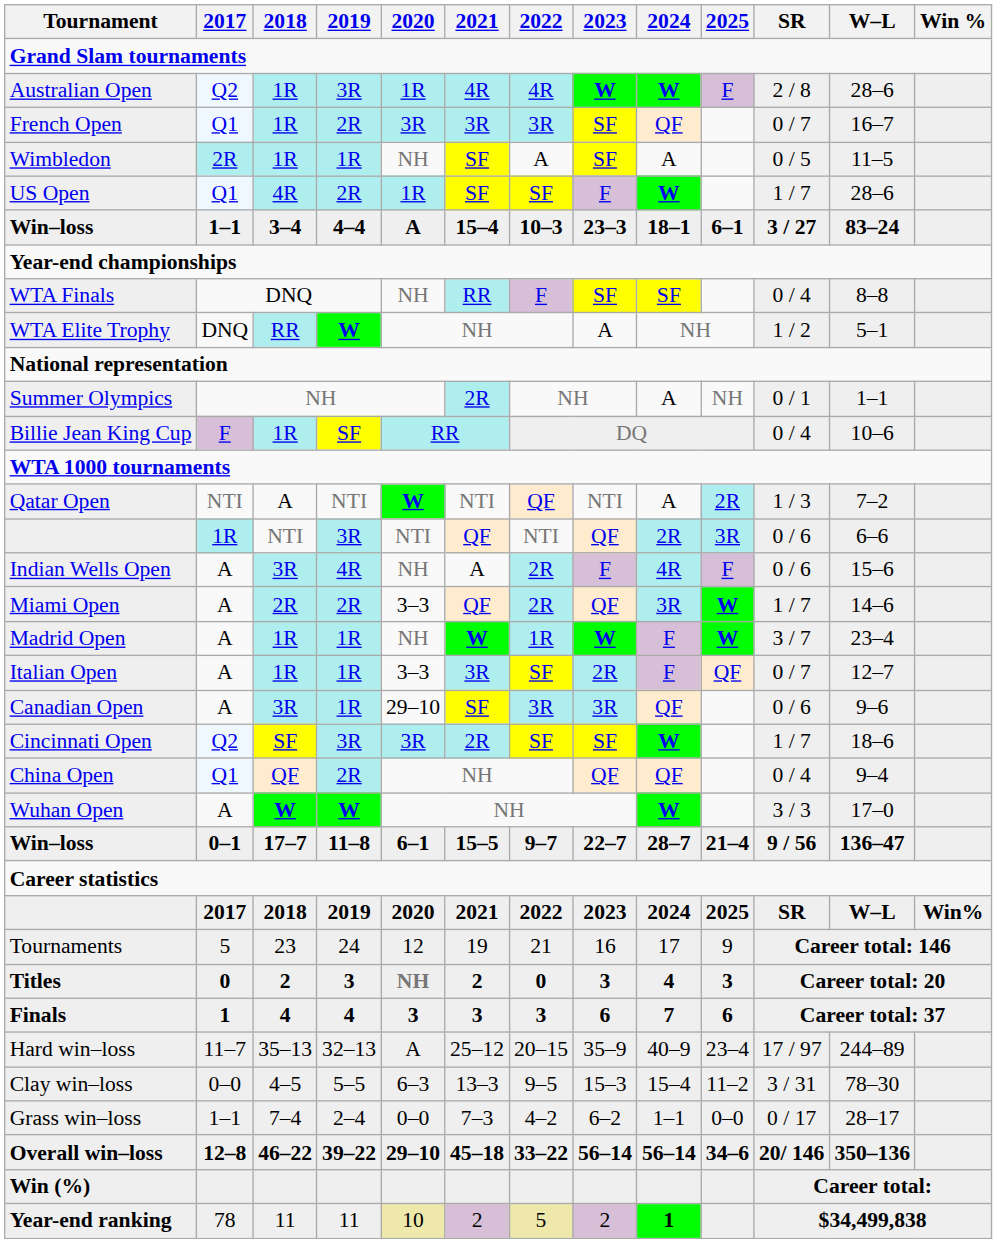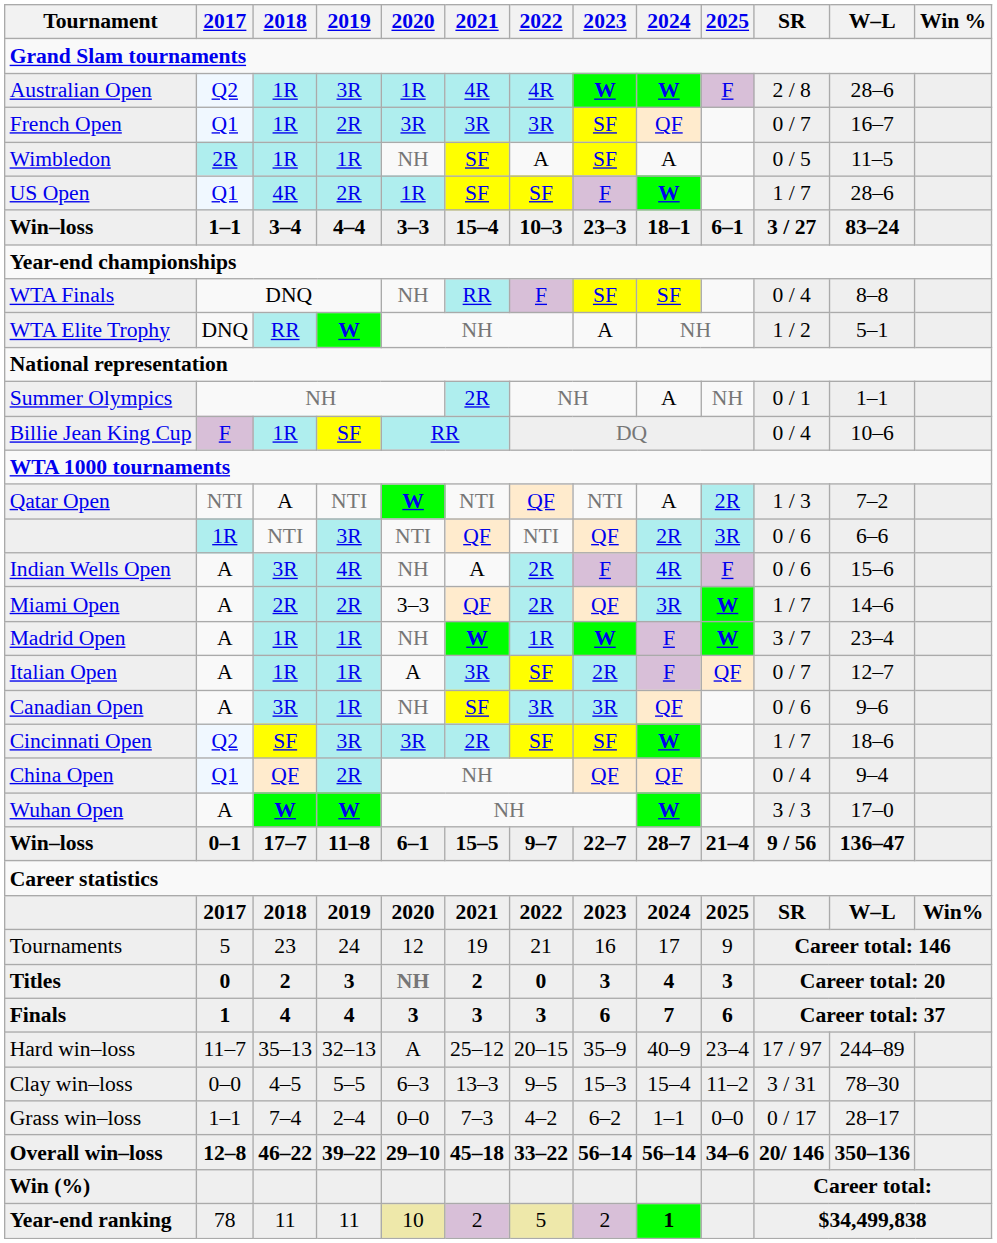(413, 227) A -> (413, 227) 3–3
(413, 672) 3–3 -> (413, 672) A
(413, 706) 29–10 -> (413, 706) NH
